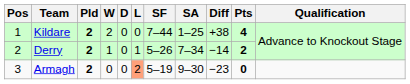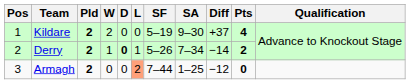(159, 32) 7–44 -> (159, 32) 5–19
(191, 32) 1–25 -> (191, 32) 9–30
(219, 32) +38 -> (219, 32) +37
(124, 50) normal -> (124, 50) bold
(159, 69) 5–19 -> (159, 69) 7–44
(191, 69) 9–30 -> (191, 69) 1–25
(219, 69) −23 -> (219, 69) −12
